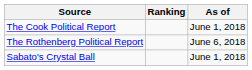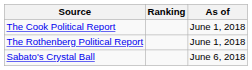(218, 42) June 6, 2018 -> (218, 42) June 1, 2018
(218, 57) June 1, 2018 -> (218, 57) June 6, 2018
